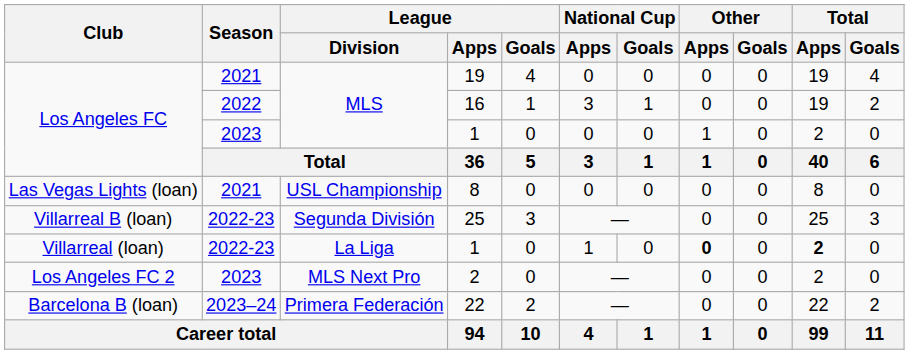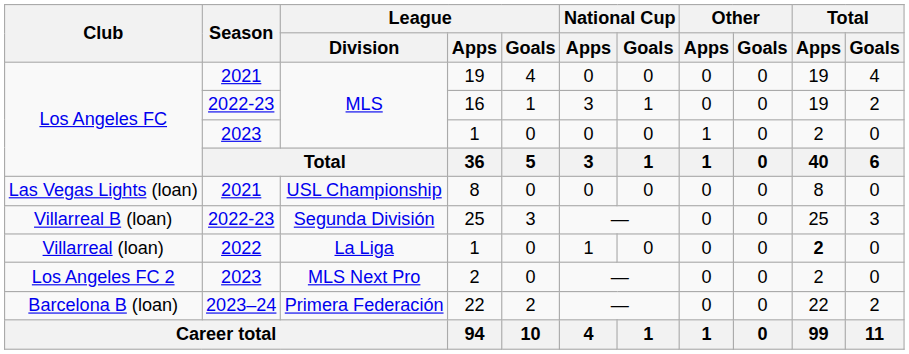(241, 104) 2022 -> (241, 104) 2022-23
(241, 248) 2022-23 -> (241, 248) 2022
(706, 248) bold -> (706, 248) normal
